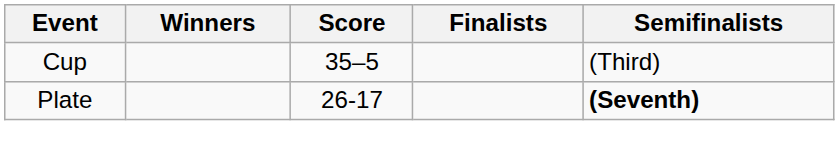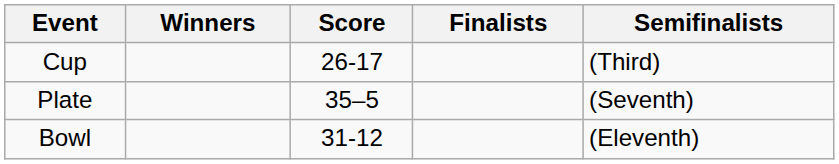(352, 61) 35–5 -> (352, 61) 26-17
(352, 100) 26-17 -> (352, 100) 35–5
(644, 100) bold -> (641, 100) normal
+ row: (65, 138)
